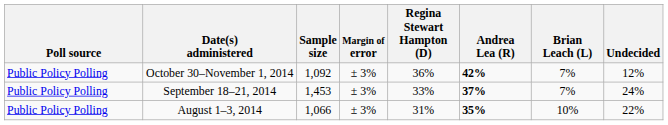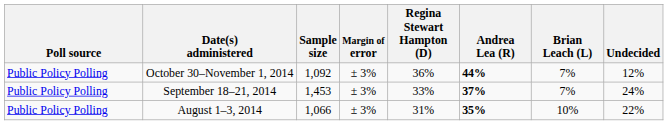(474, 72) 42% -> (474, 72) 44%
